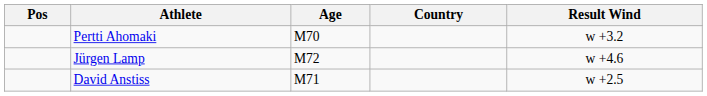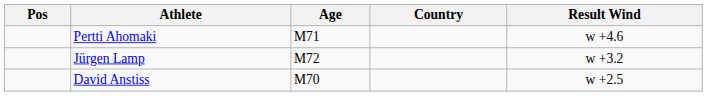(307, 36) M70 -> (307, 36) M71
(604, 36) w +3.2 -> (604, 36) w +4.6
(604, 58) w +4.6 -> (604, 58) w +3.2
(307, 79) M71 -> (307, 79) M70
